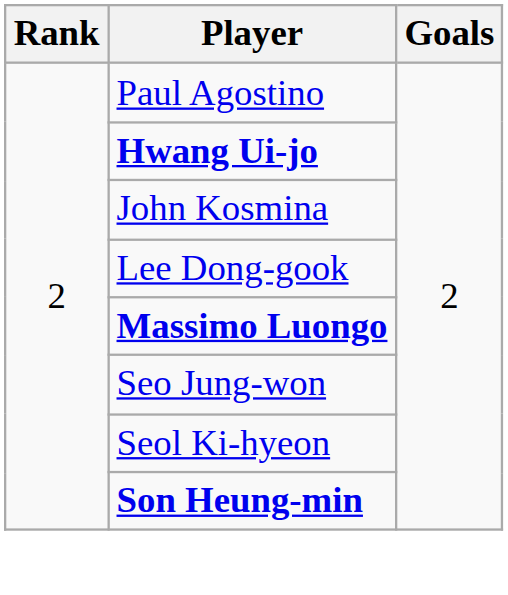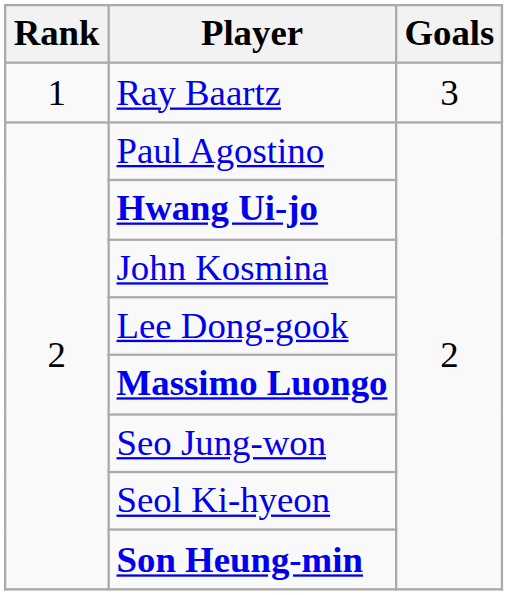+ row: (199, 92)
